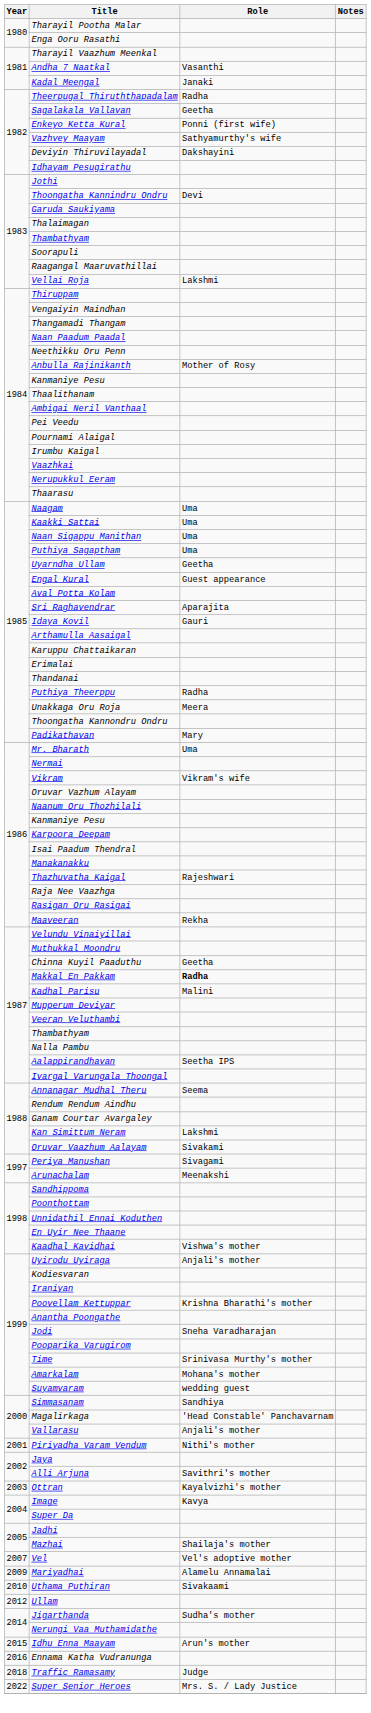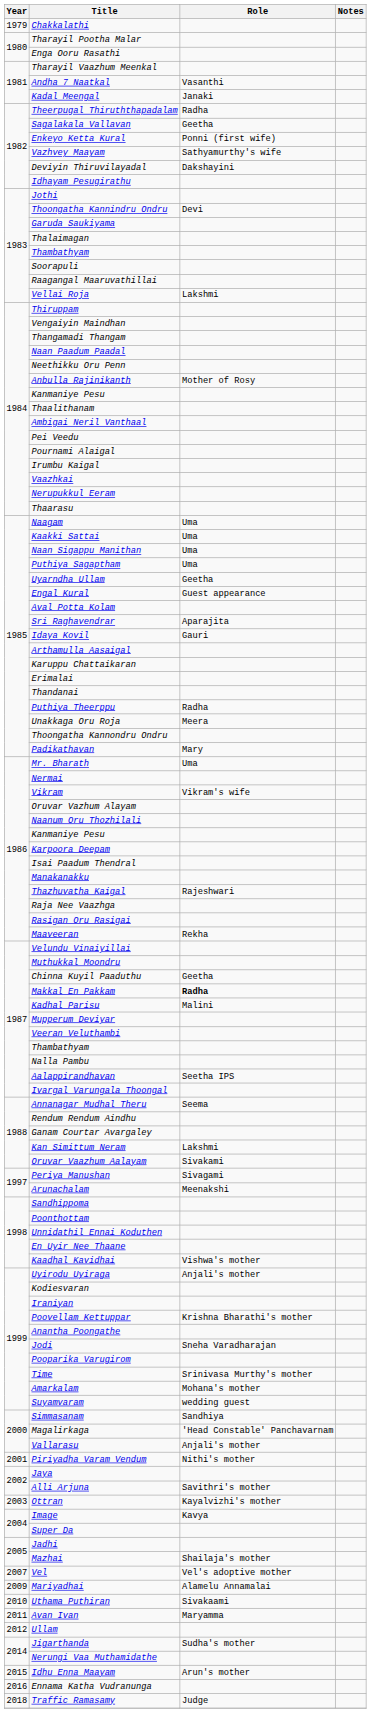+ row: (17, 26)
+ row: (17, 1616)
- row: (17, 1687)
